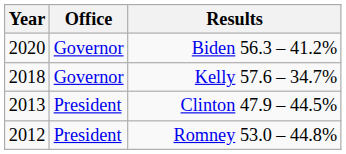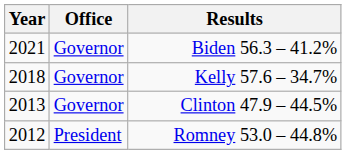(27, 47) 2020 -> (27, 47) 2021
(88, 105) President -> (89, 105) Governor
